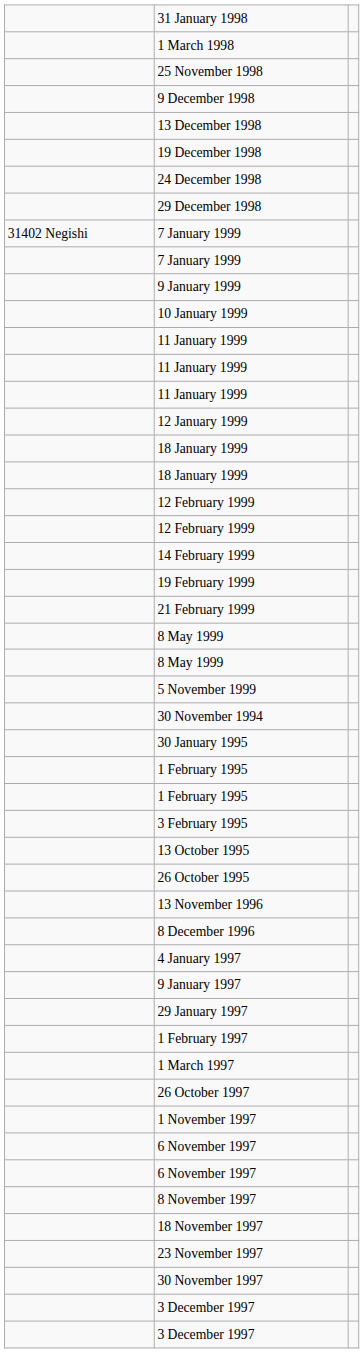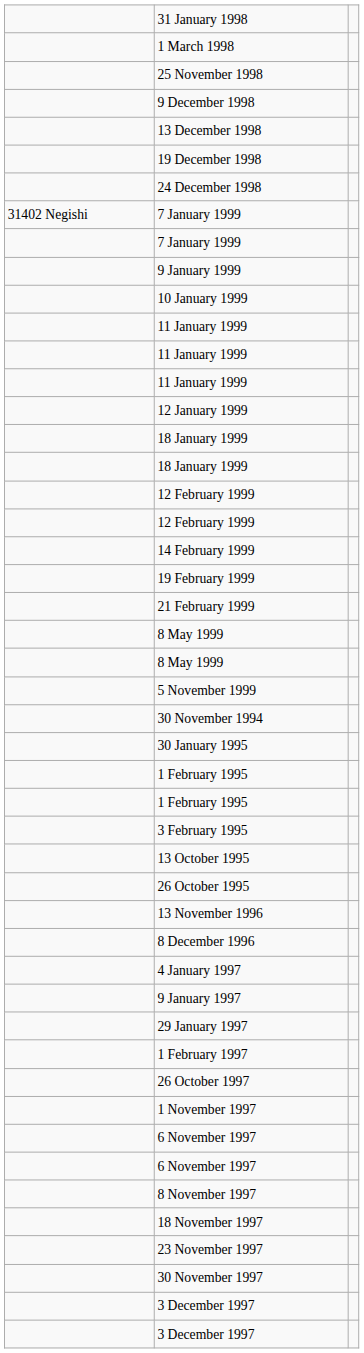- row: (79, 207)
- row: (79, 1066)
